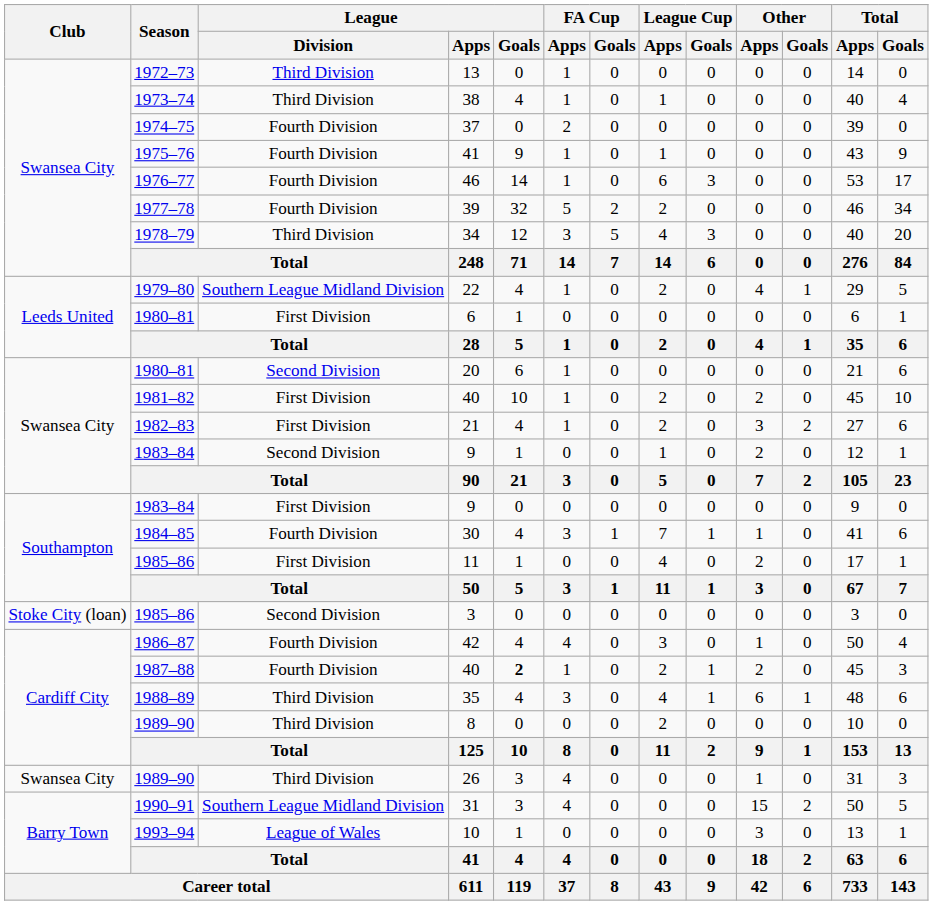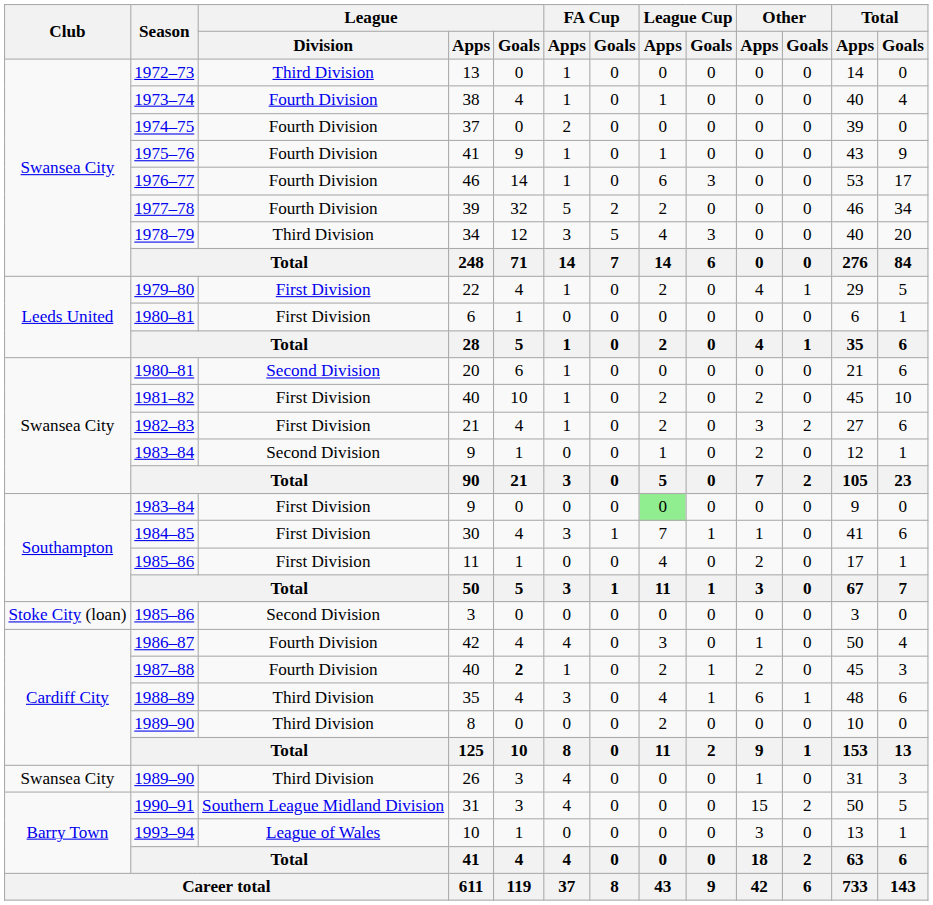(323, 99) Third Division -> (323, 99) Fourth Division
(323, 289) Southern League Midland Division -> (323, 289) First Division
(663, 506) no background -> (663, 506) lightgreen background
(323, 533) Fourth Division -> (323, 533) First Division
